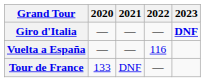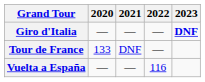rows swapped: (46, 67) <-> (46, 49)
